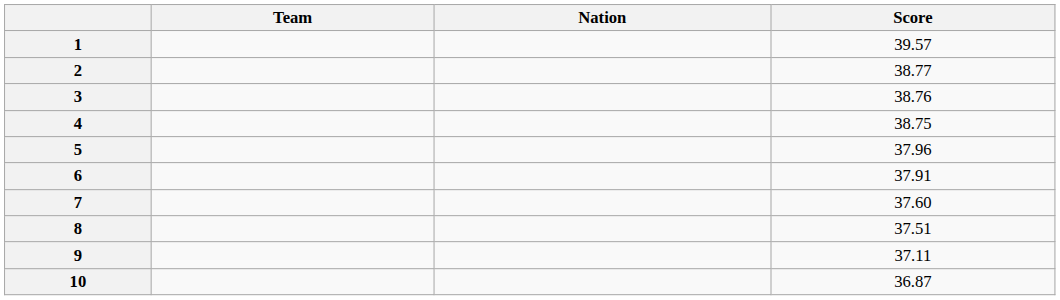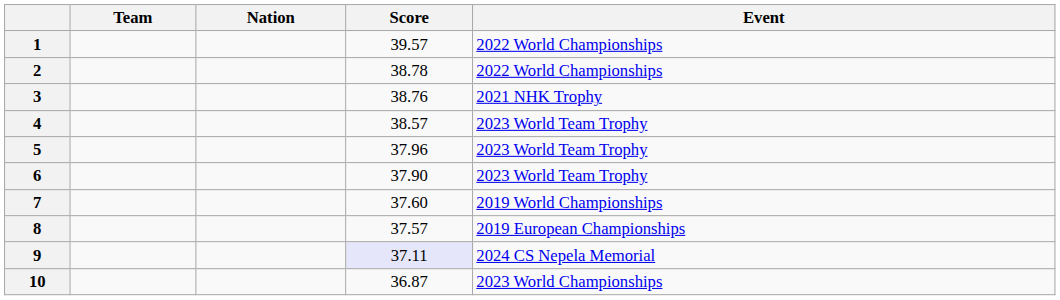+ column: (764, 17)
(913, 70) 38.77 -> (409, 70) 38.78
(913, 123) 38.75 -> (409, 123) 38.57
(913, 176) 37.91 -> (409, 176) 37.90
(913, 228) 37.51 -> (409, 228) 37.57
(913, 255) no background -> (409, 255) lavender background
